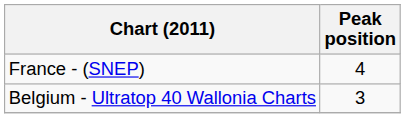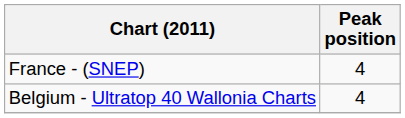(360, 98) 3 -> (360, 98) 4
